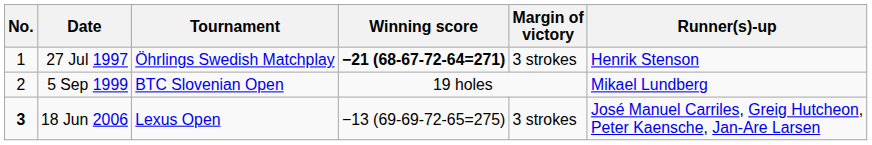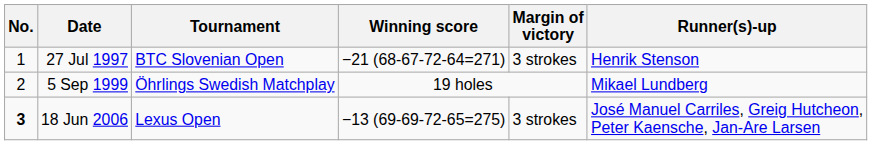(235, 60) Öhrlings Swedish Matchplay -> (209, 60) BTC Slovenian Open
(424, 60) bold -> (424, 60) normal
(209, 85) BTC Slovenian Open -> (235, 85) Öhrlings Swedish Matchplay
